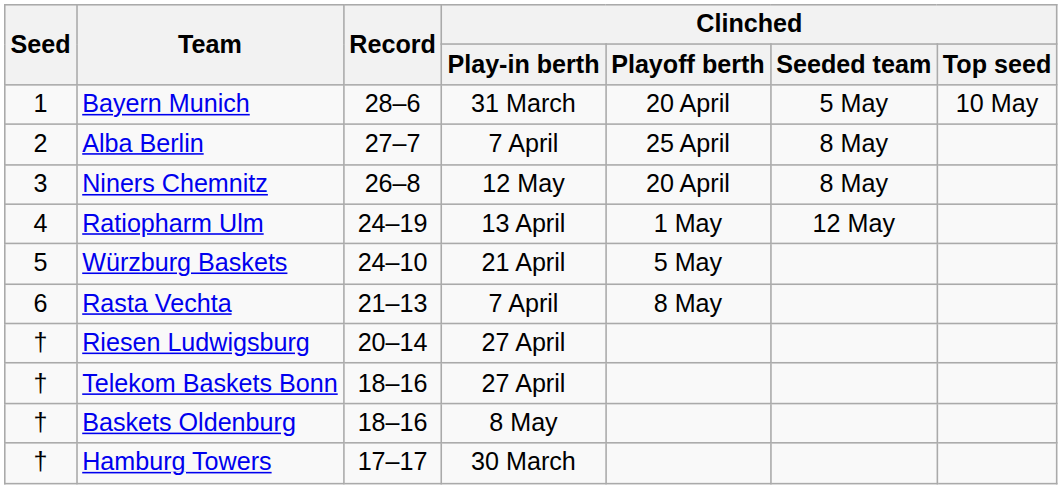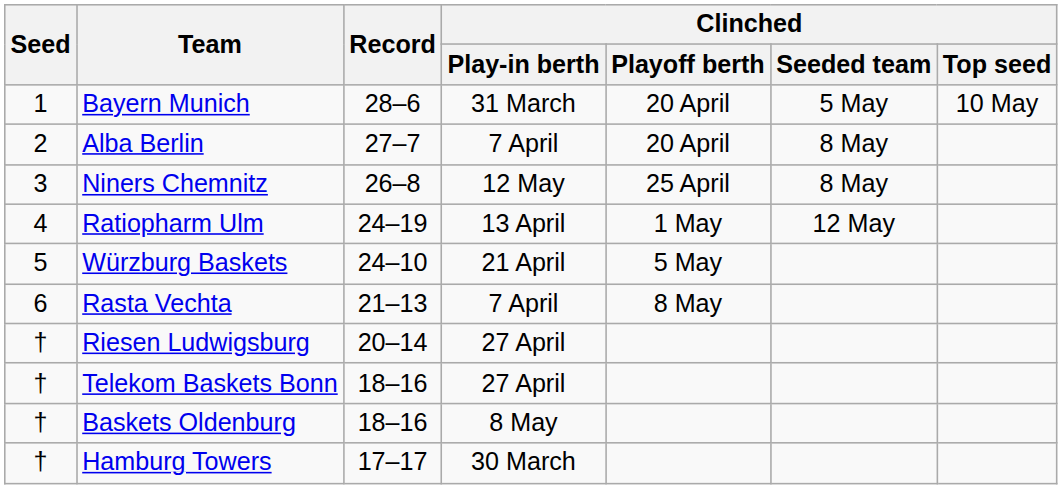(688, 143) 25 April -> (688, 143) 20 April
(688, 183) 20 April -> (688, 183) 25 April
